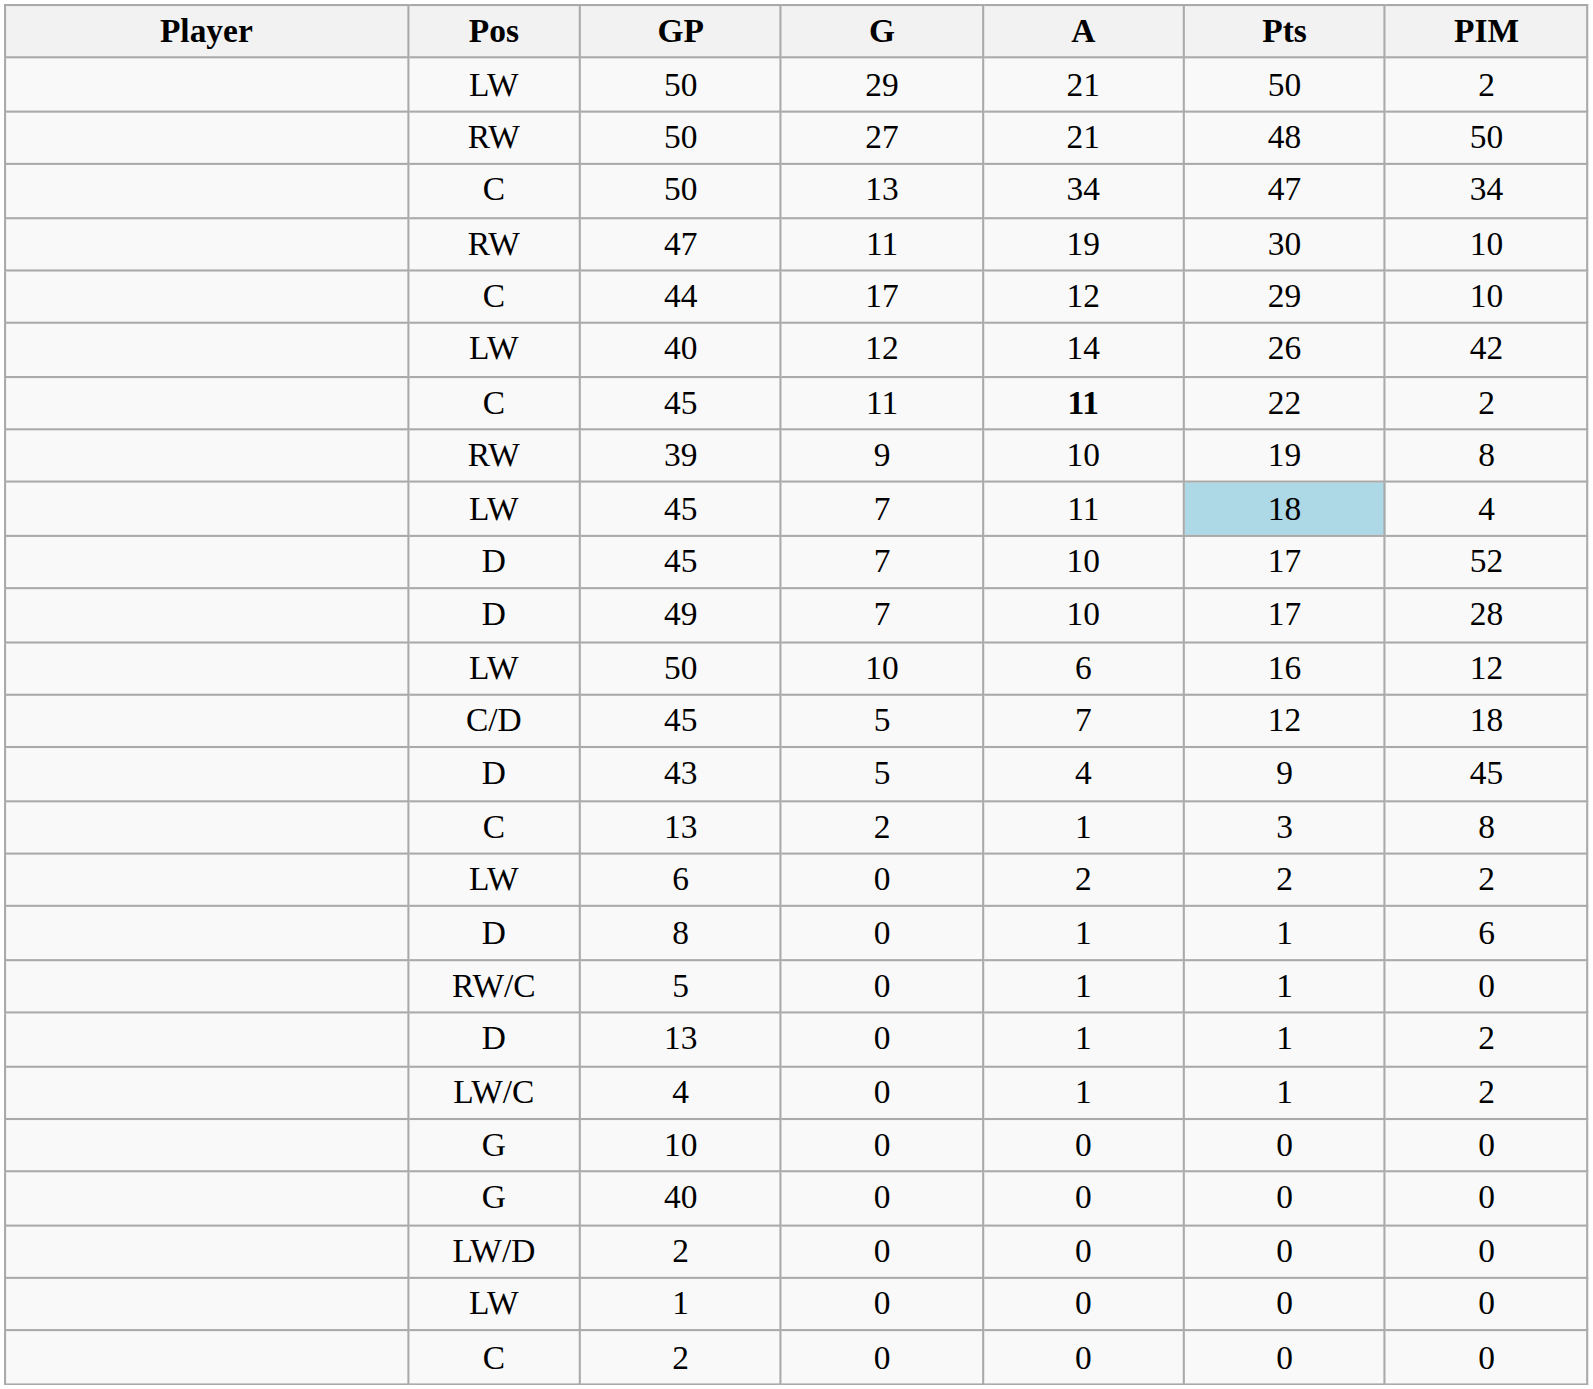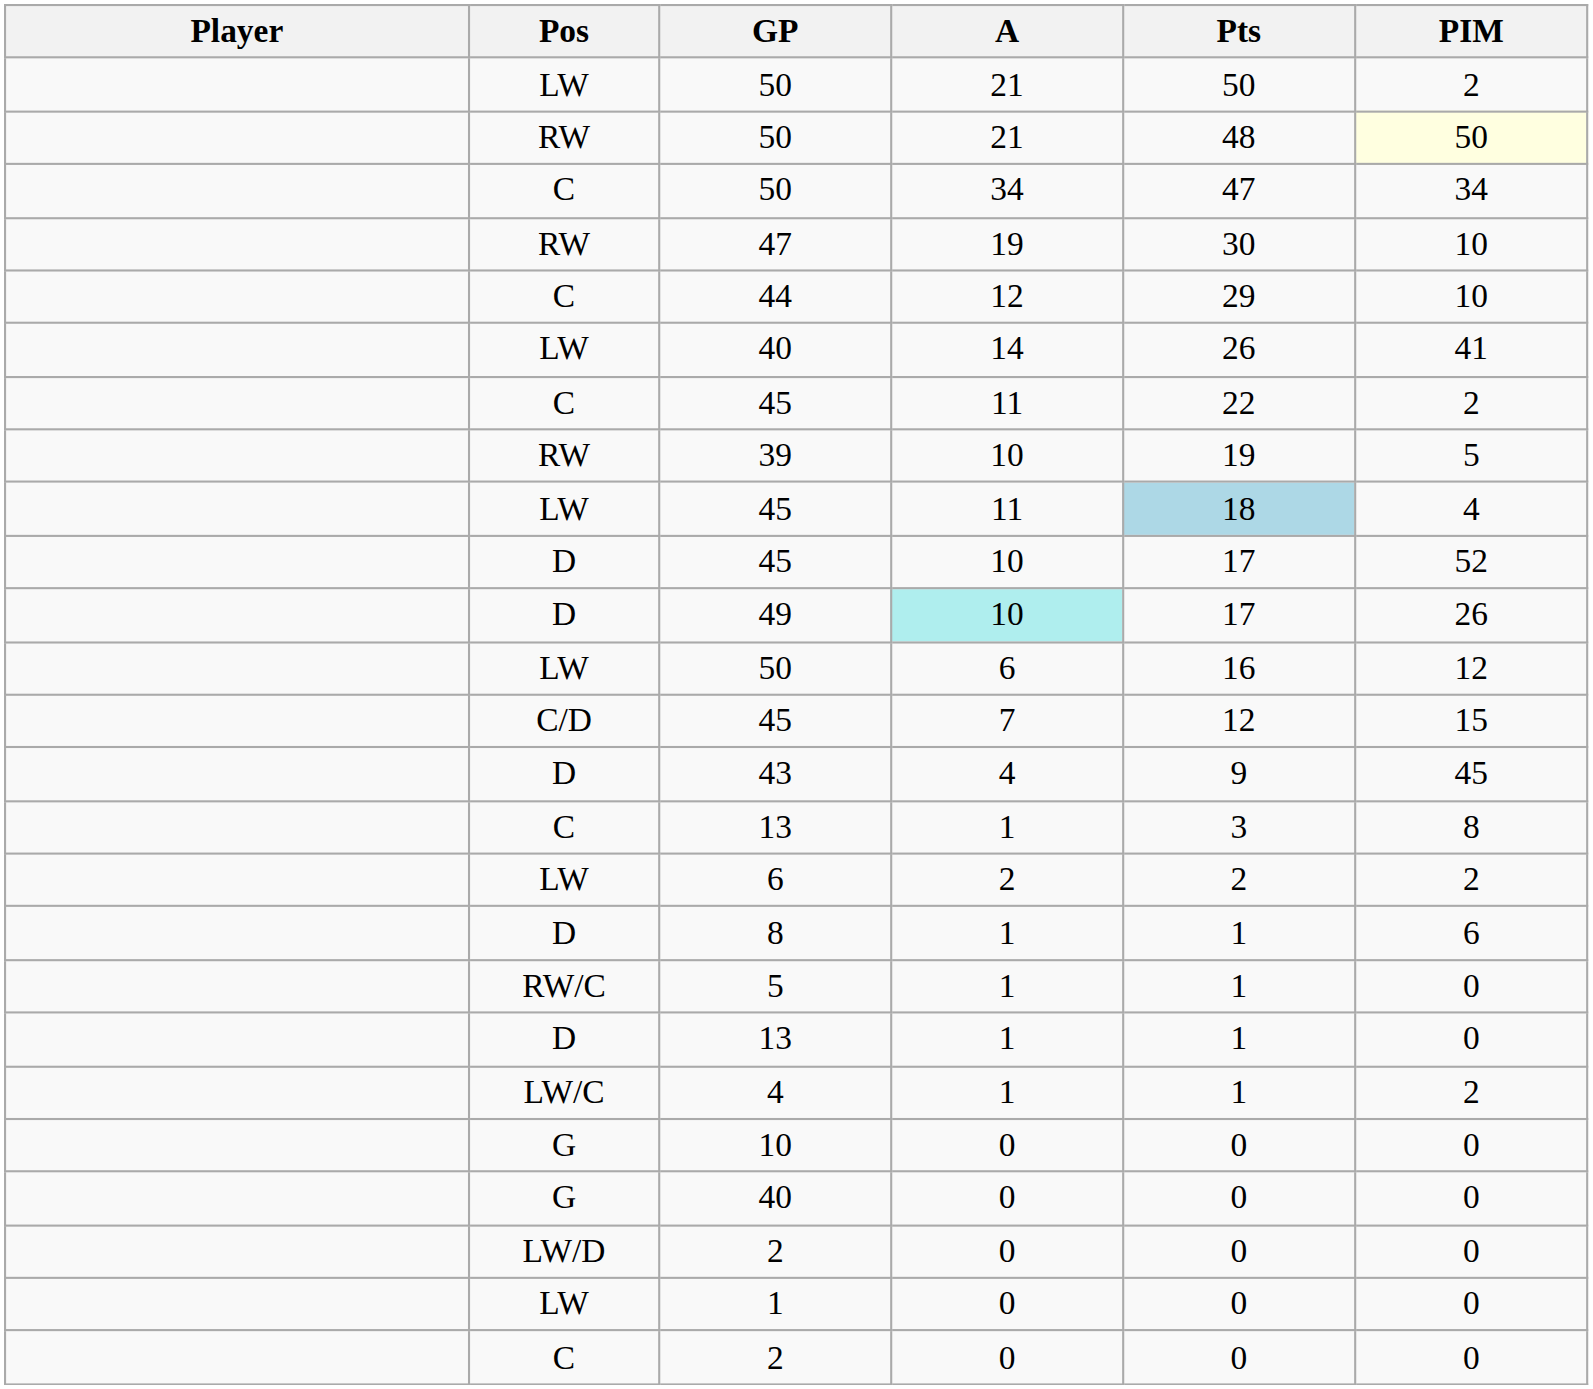- column: (882, 31)
(1487, 137) no background -> (1471, 137) lightyellow background
(1487, 349) 42 -> (1471, 349) 41
(1083, 402) bold -> (1007, 402) normal
(1487, 455) 8 -> (1471, 455) 5
(1083, 614) no background -> (1007, 614) paleturquoise background
(1487, 614) 28 -> (1471, 614) 26
(1487, 720) 18 -> (1471, 720) 15
(1487, 1038) 2 -> (1471, 1038) 0
